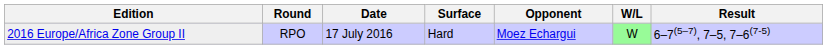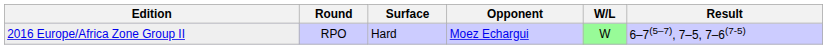- column: (374, 14)
